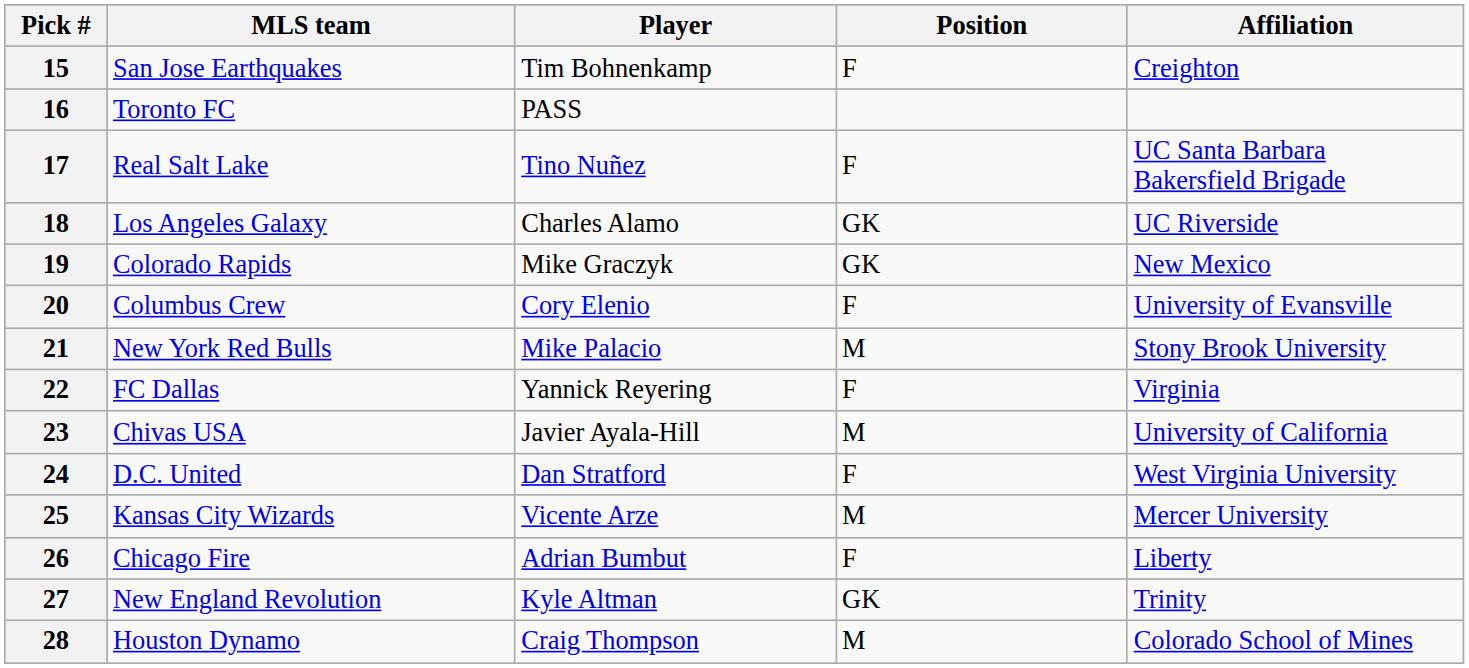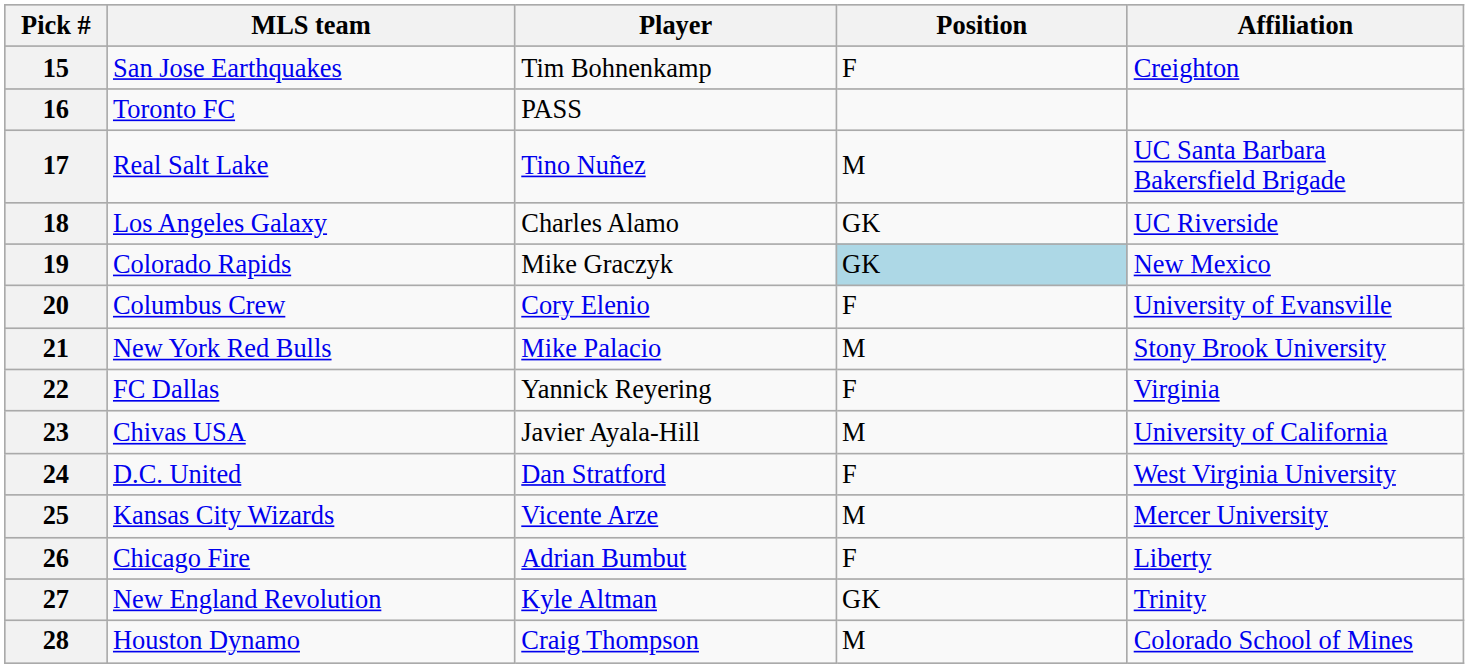(849, 165) F -> (854, 165) M
(861, 264) no background -> (861, 264) lightblue background
